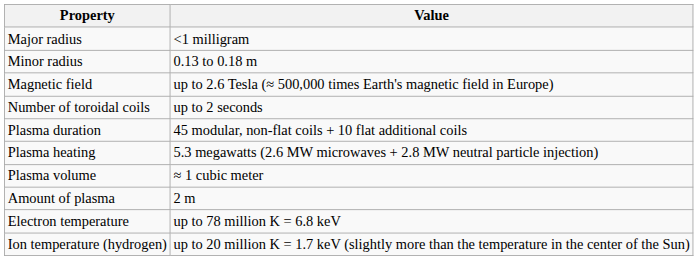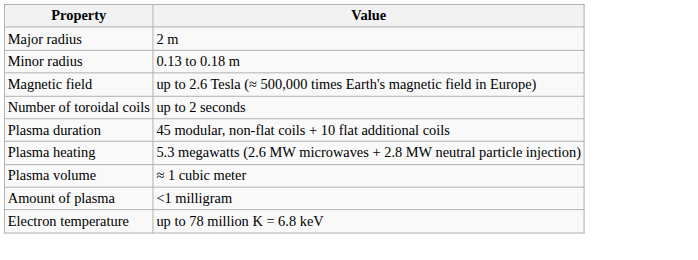(211, 38) <1 milligram -> (167, 38) 2 m
(185, 198) 2 m -> (194, 198) <1 milligram
- row: (87, 244)
